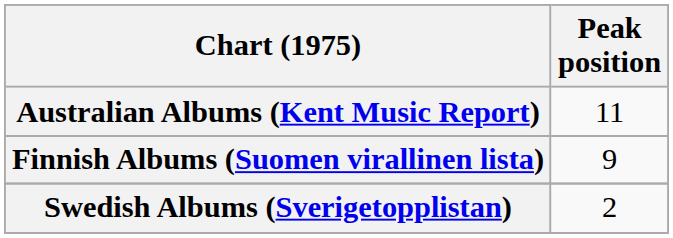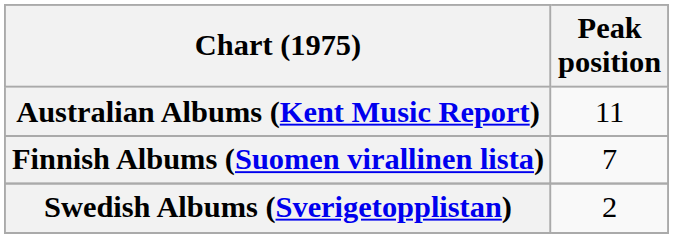(610, 159) 9 -> (610, 159) 7
